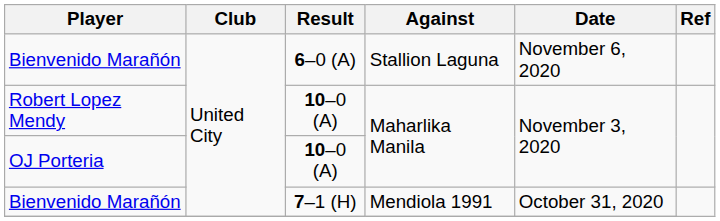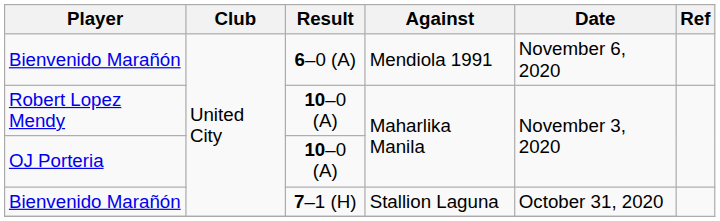(434, 59) Stallion Laguna -> (431, 59) Mendiola 1991
(431, 201) Mendiola 1991 -> (434, 201) Stallion Laguna
